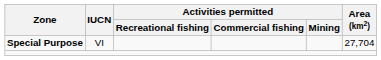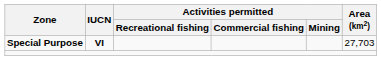(99, 43) normal -> (99, 43) bold
(359, 43) 27,704 -> (359, 43) 27,703
